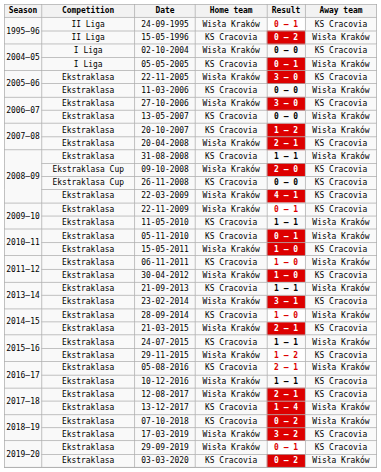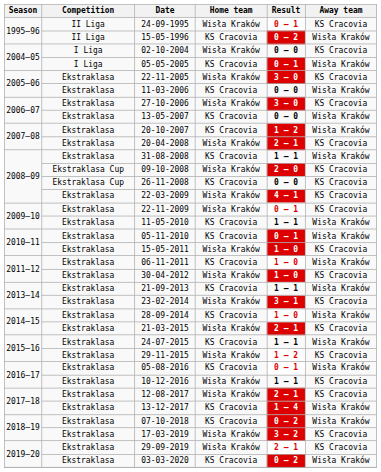(286, 368) 2 – 1 -> (286, 368) 0 – 1
(286, 448) 0 – 1 -> (286, 448) 2 – 1
